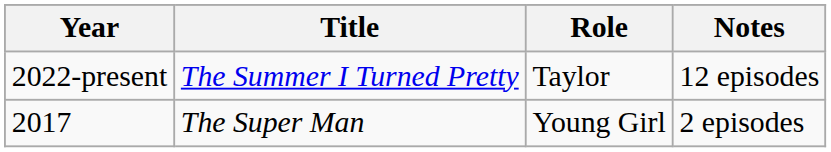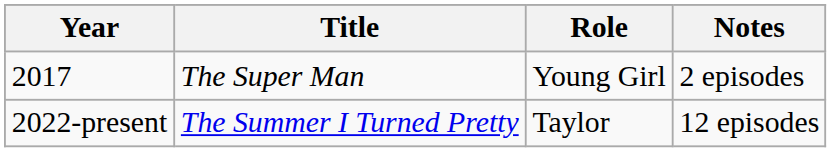rows swapped: (42, 122) <-> (89, 75)
